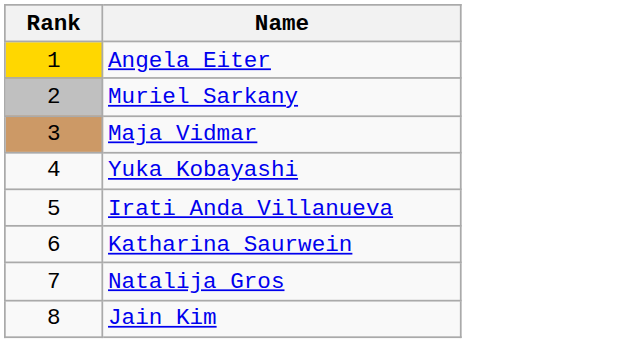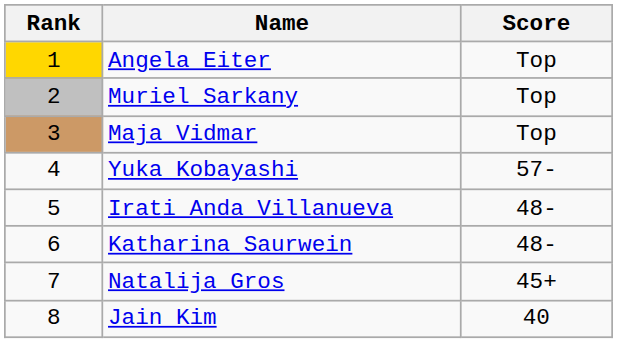+ column: (536, 23)
